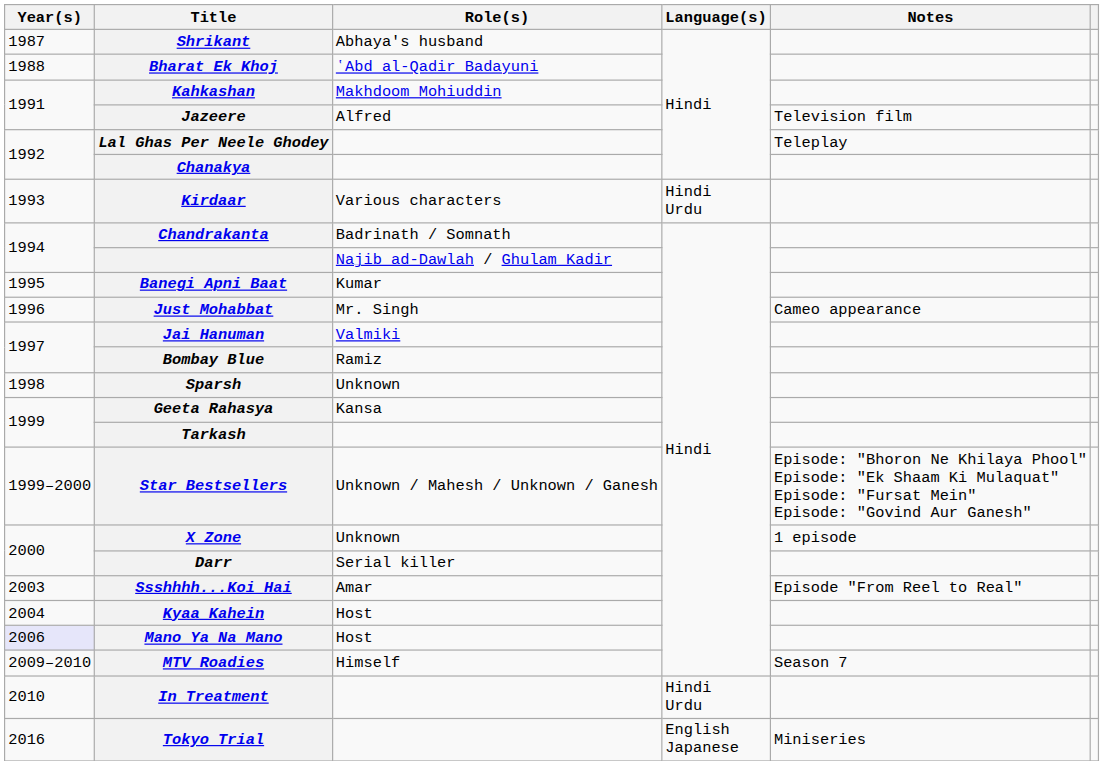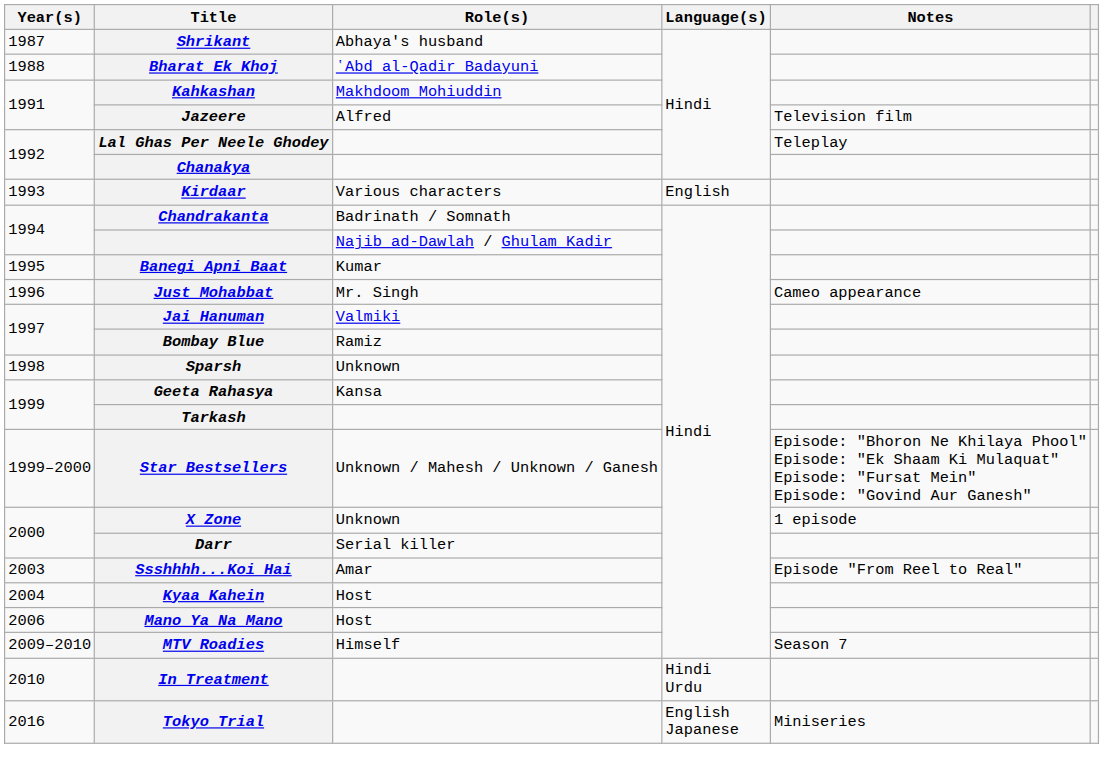(688, 201) Hindi Urdu -> (698, 192) English
(27, 638) lavender background -> (27, 620) no background
